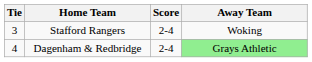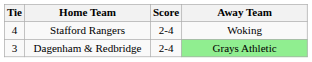(14, 30) 3 -> (14, 30) 4
(14, 48) 4 -> (14, 48) 3
